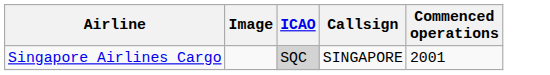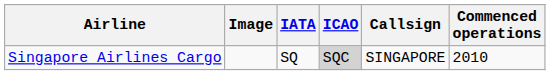+ column: (298, 25)
(428, 58) 2001 -> (470, 58) 2010
